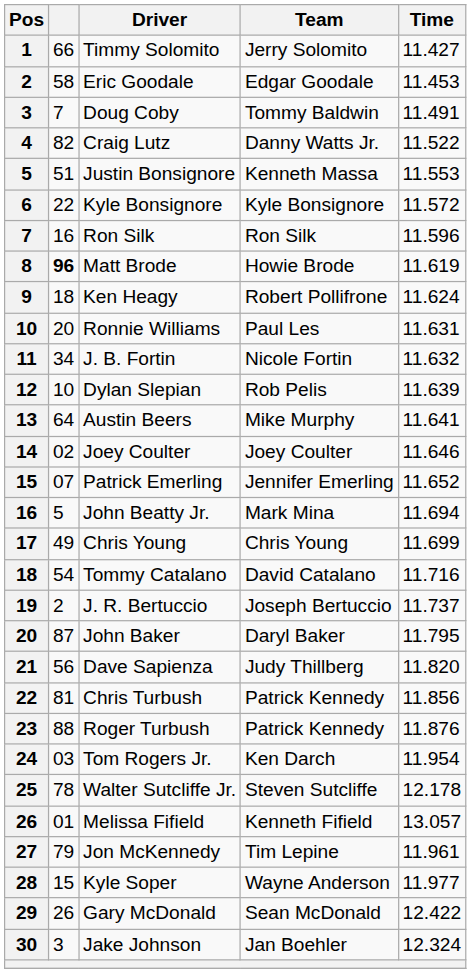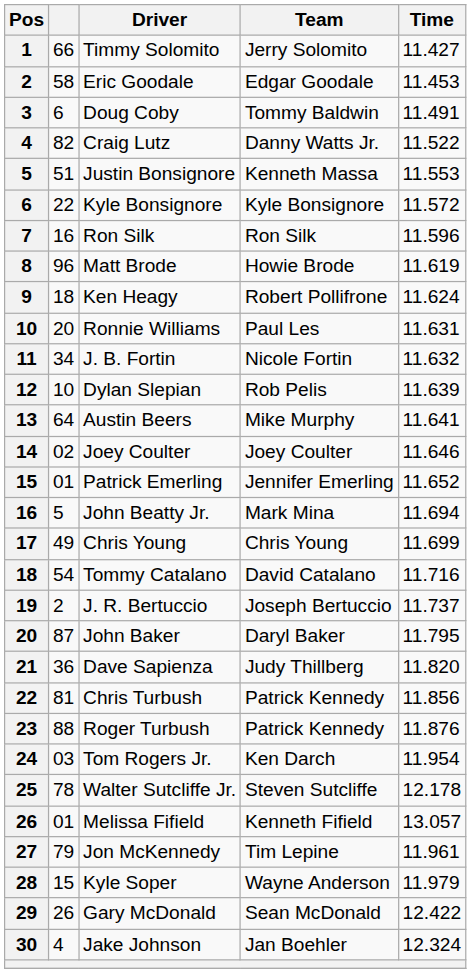(58, 111) 7 -> (58, 111) 6
(64, 266) bold -> (64, 266) normal
(64, 481) 07 -> (64, 481) 01
(64, 666) 56 -> (64, 666) 36
(431, 882) 11.977 -> (431, 882) 11.979
(58, 943) 3 -> (58, 943) 4
